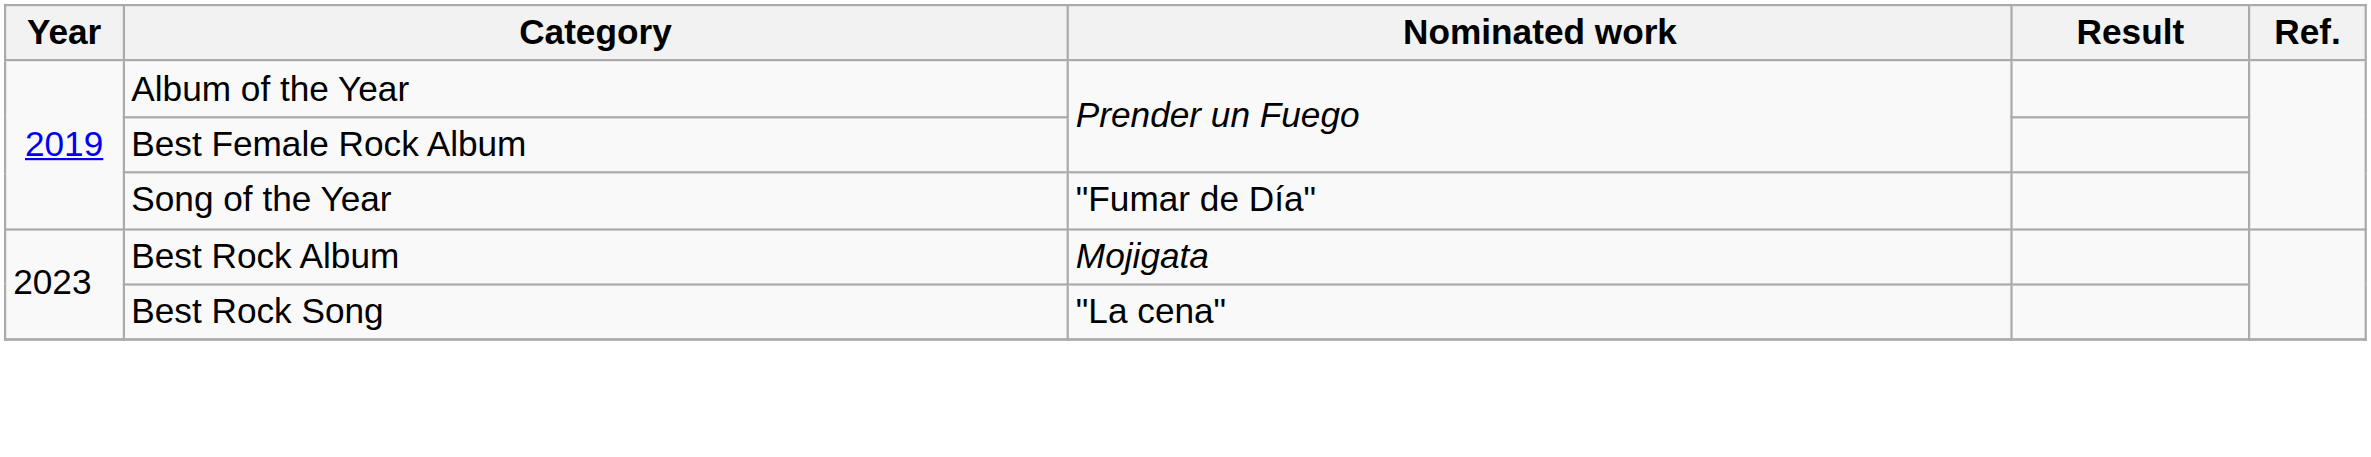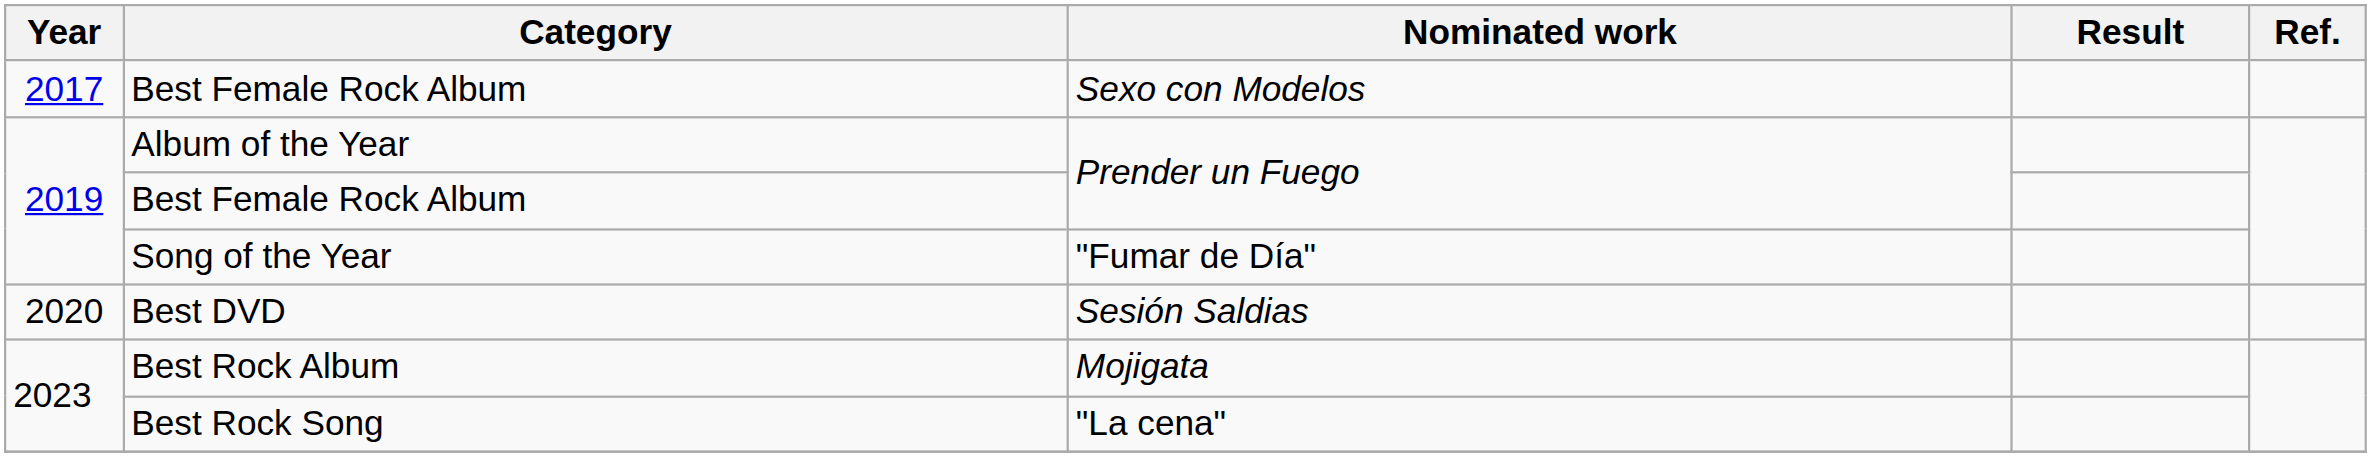+ row: (329, 88)
+ row: (209, 311)
